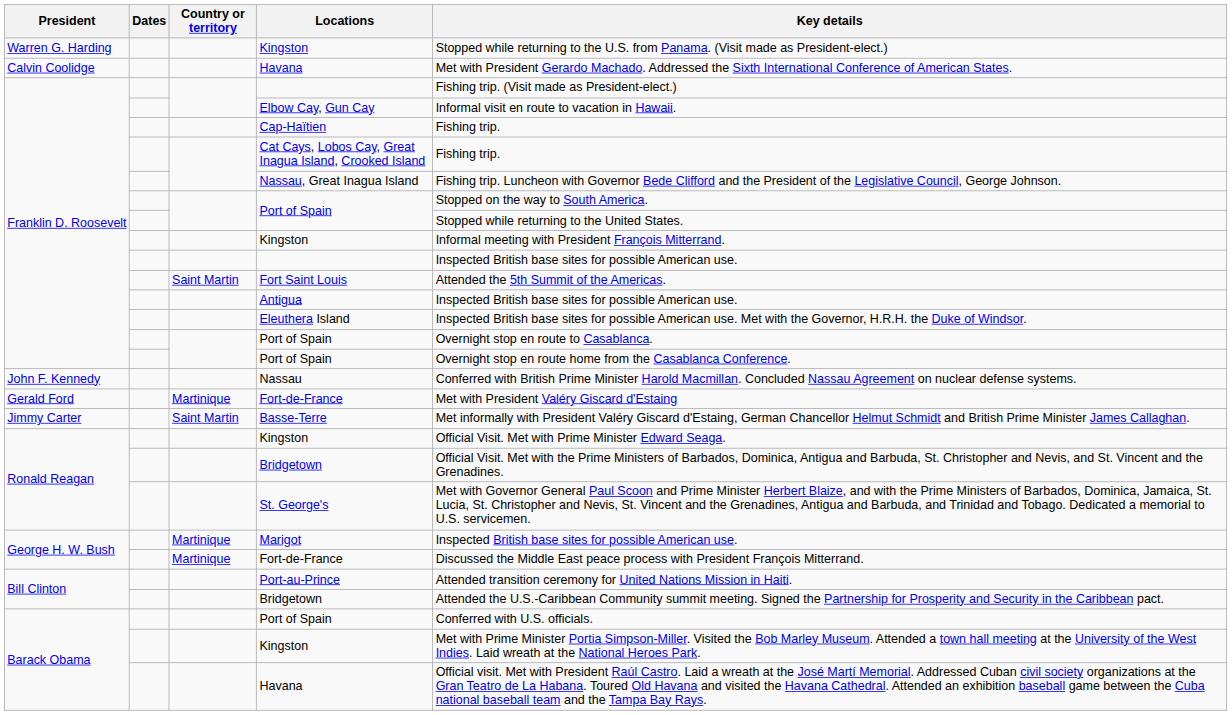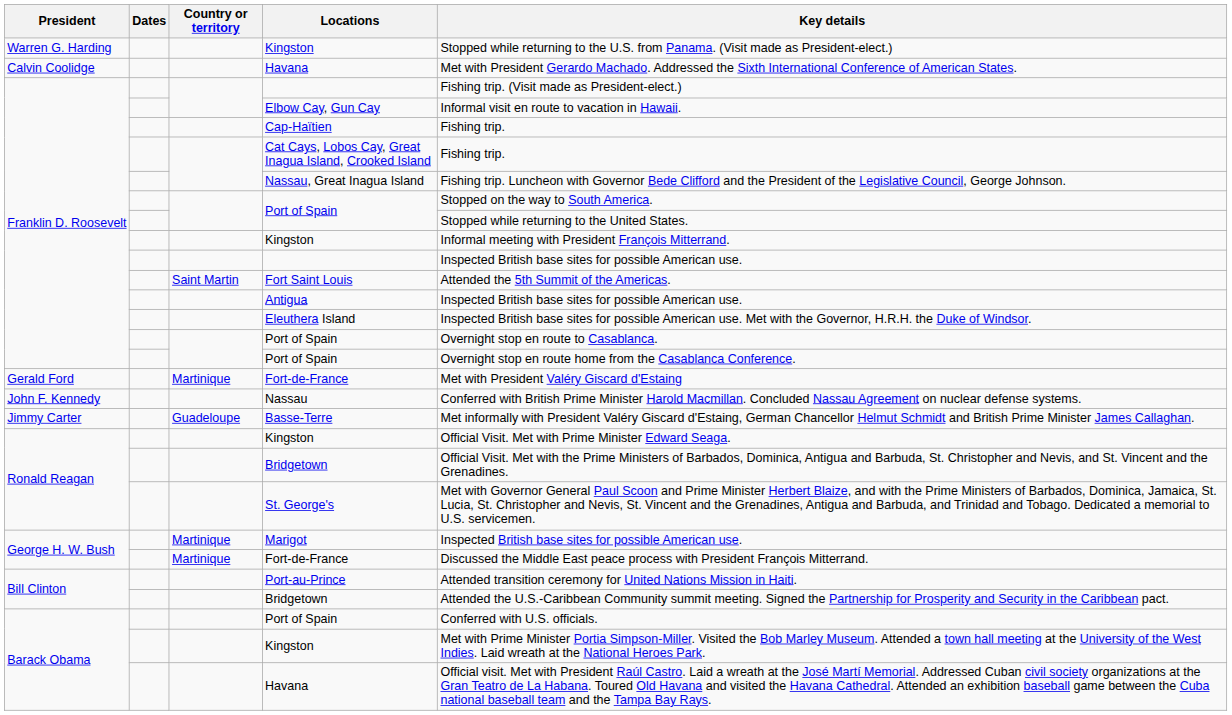rows swapped: (54, 378) <-> (41, 398)
(205, 418) Saint Martin -> (206, 418) Guadeloupe
